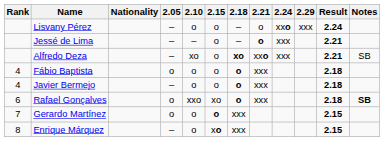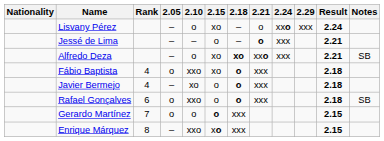columns swapped: (18, 12) <-> (135, 12)
(216, 27) o -> (216, 27) xo
(194, 56) xo -> (194, 56) o
(216, 56) o -> (216, 56) xo
(194, 71) o -> (194, 71) xxo
(216, 71) o -> (216, 71) xo
(194, 85) o -> (194, 85) xo
(216, 100) xo -> (216, 100) o
(364, 100) bold -> (364, 100) normal
(194, 129) o -> (194, 129) xxo
